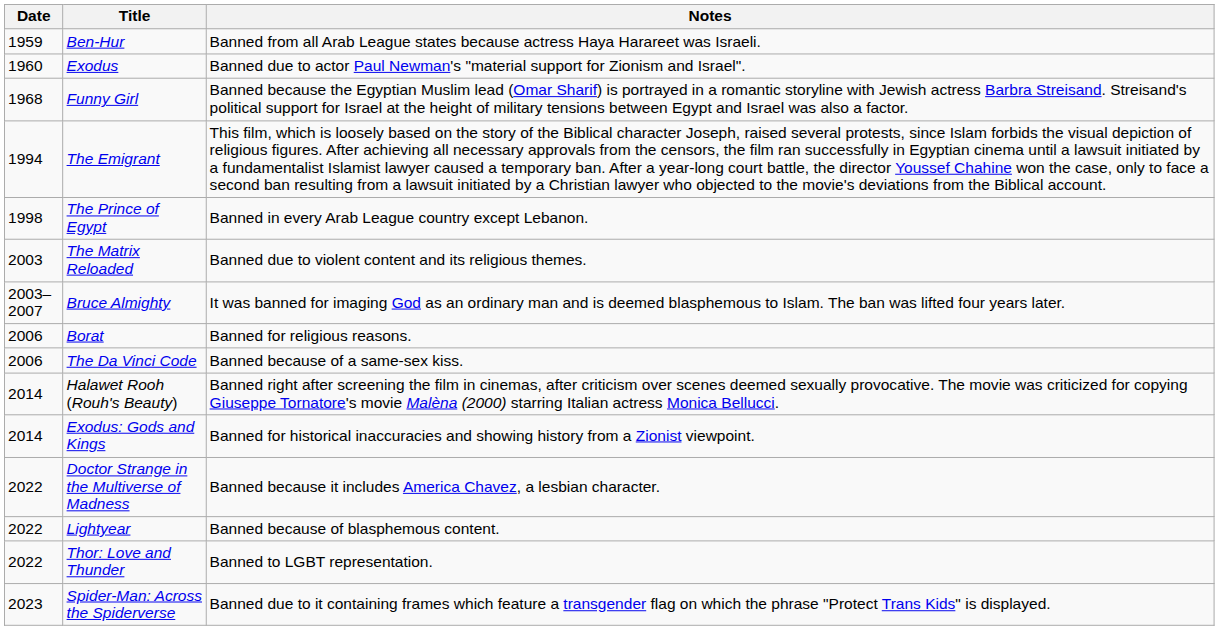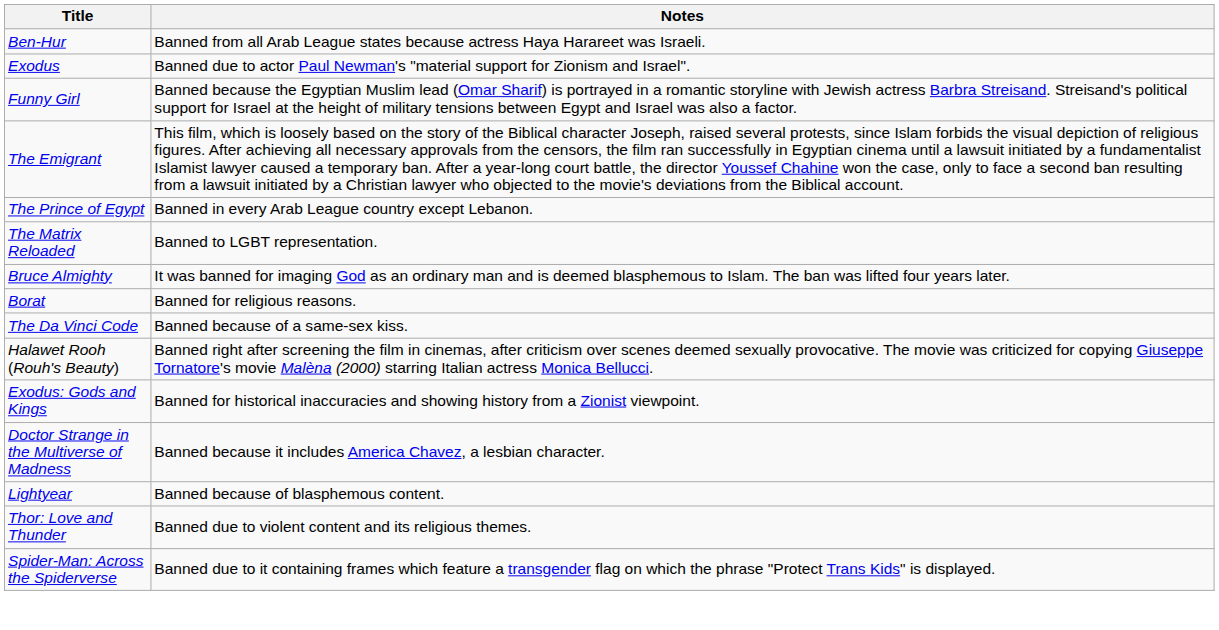- column: (34, 16)
(398, 260) Banned due to violent content and its religious themes. -> (266, 243) Banned to LGBT representation.
(321, 562) Banned to LGBT representation. -> (343, 527) Banned due to violent content and its religious themes.
